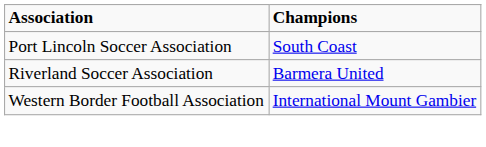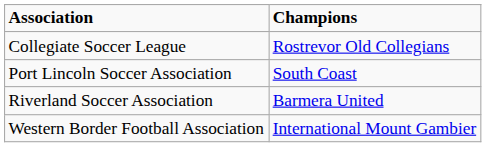+ row: (97, 45)
